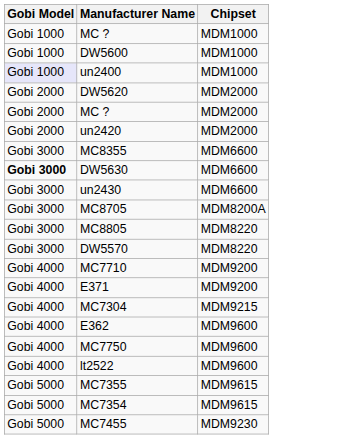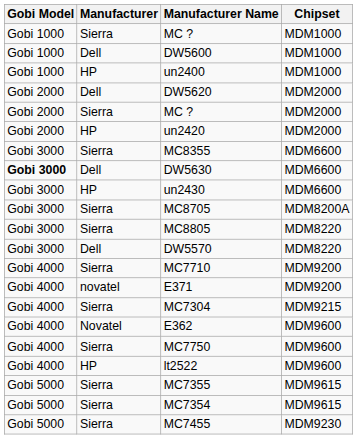+ column: (119, 14)
(36, 72) lavender background -> (36, 72) no background
